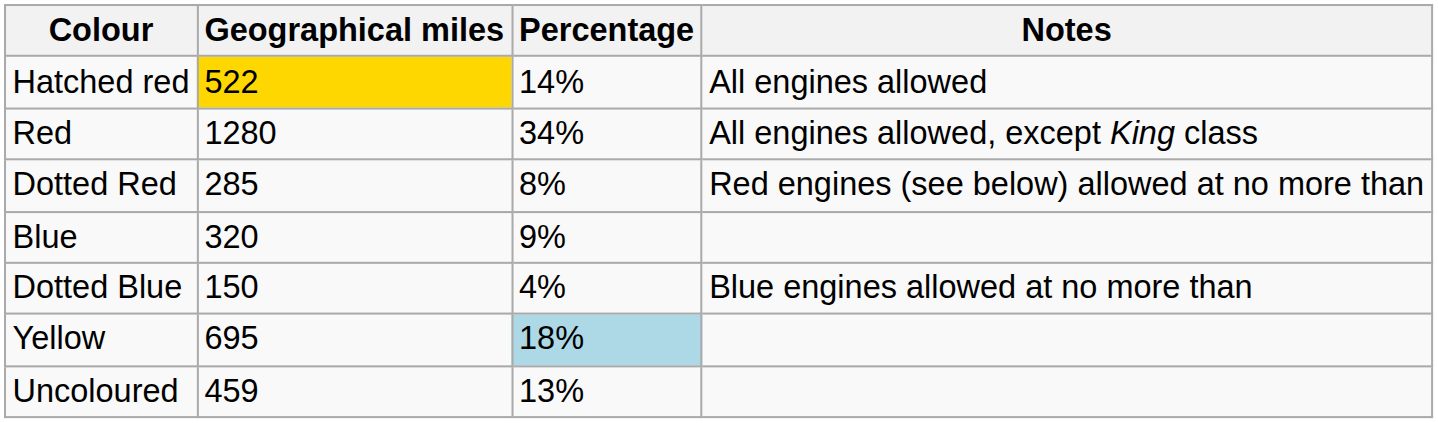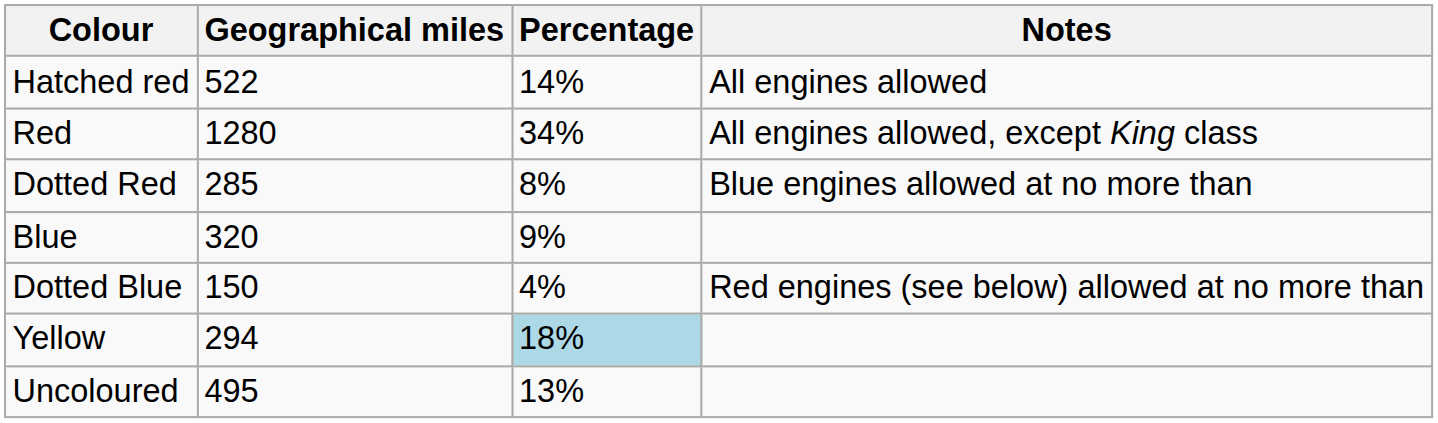(232, 81) gold background -> (232, 81) no background
(1067, 184) Red engines (see below) allowed at no more than -> (981, 184) Blue engines allowed at no more than
(981, 287) Blue engines allowed at no more than -> (1067, 287) Red engines (see below) allowed at no more than
(232, 339) 695 -> (232, 339) 294
(232, 390) 459 -> (232, 390) 495
